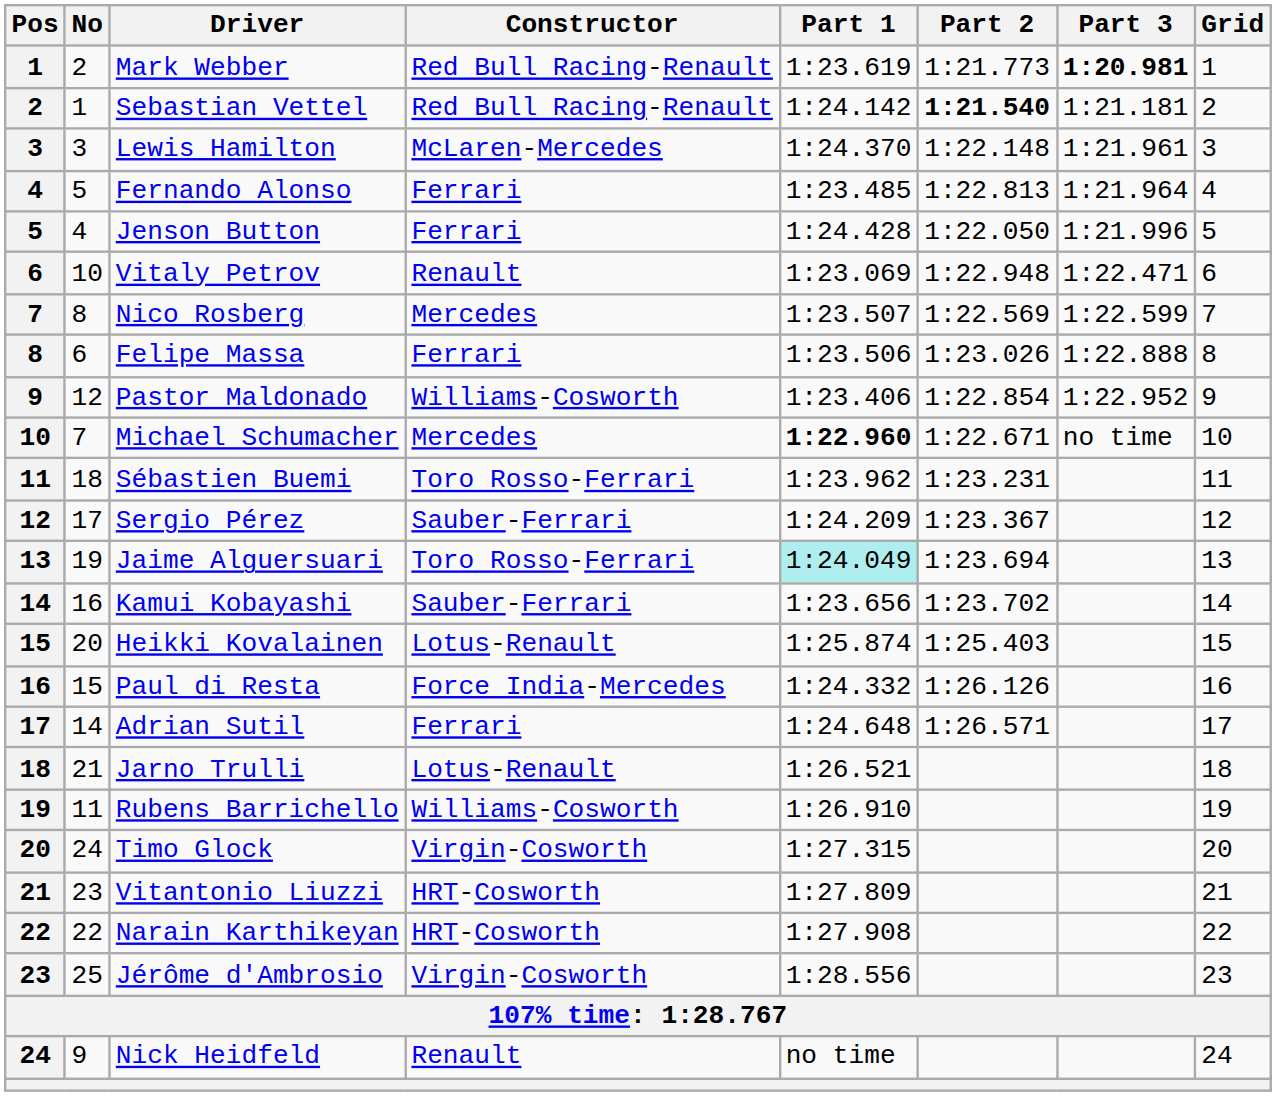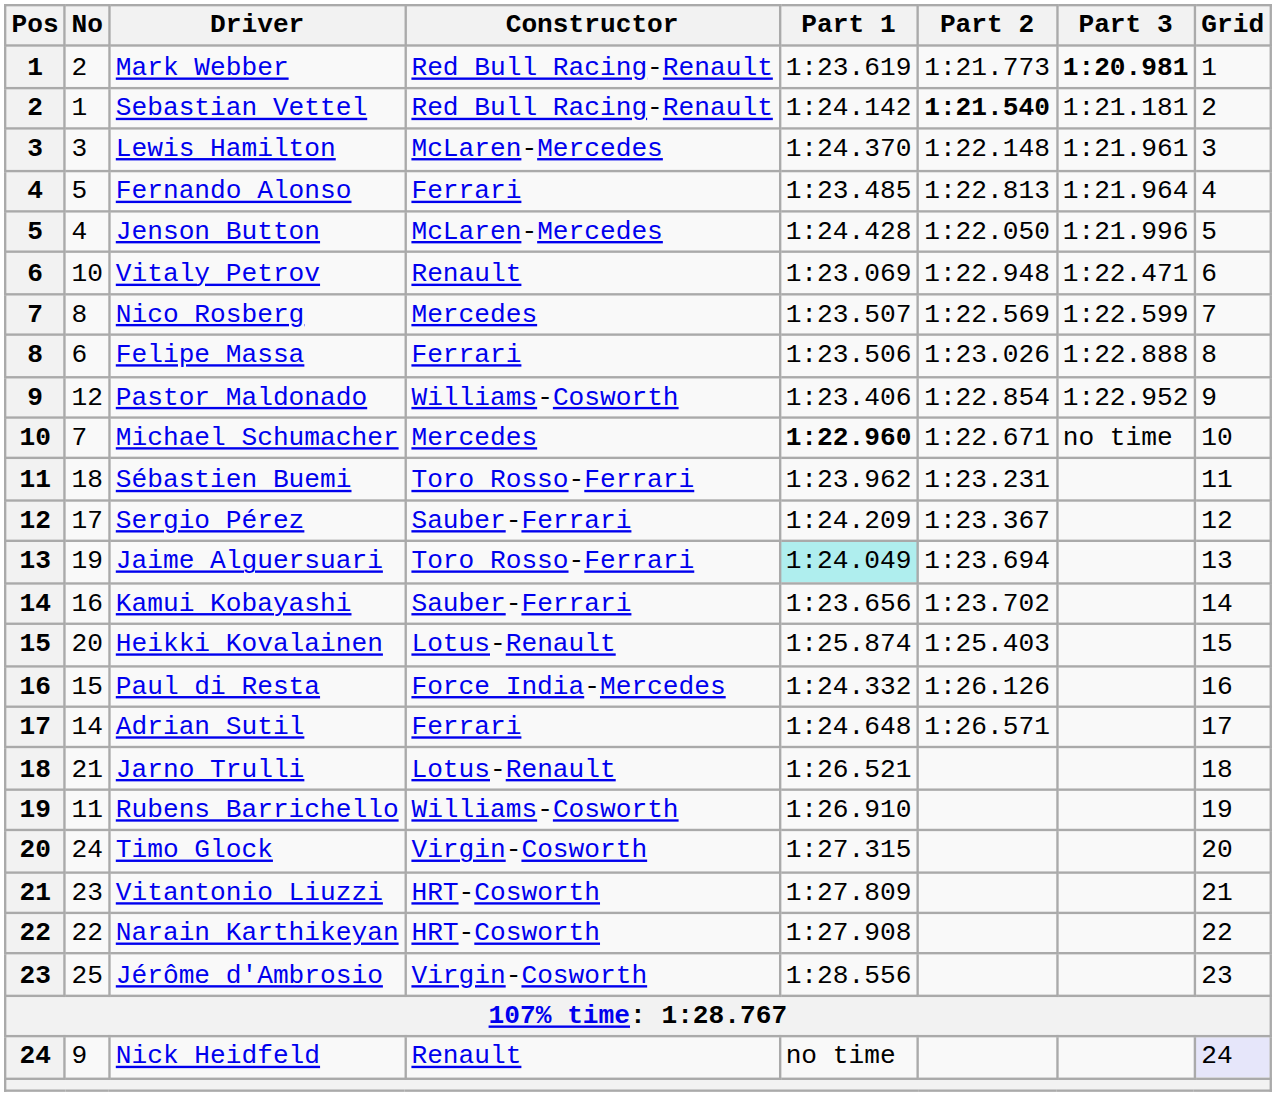(466, 232) Ferrari -> (537, 232) McLaren-Mercedes
(1217, 1057) no background -> (1217, 1057) lavender background
